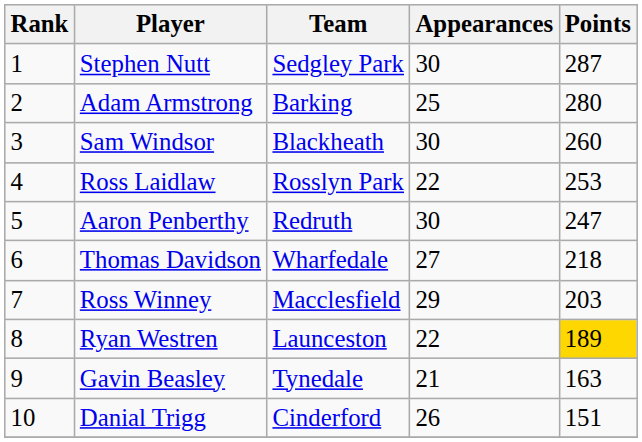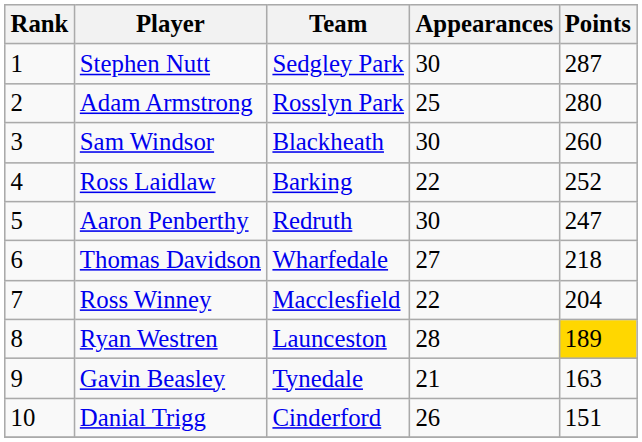(312, 102) Barking -> (338, 102) Rosslyn Park
(338, 181) Rosslyn Park -> (312, 181) Barking
(583, 181) 253 -> (583, 181) 252
(428, 299) 29 -> (428, 299) 22
(583, 299) 203 -> (583, 299) 204
(428, 338) 22 -> (428, 338) 28
